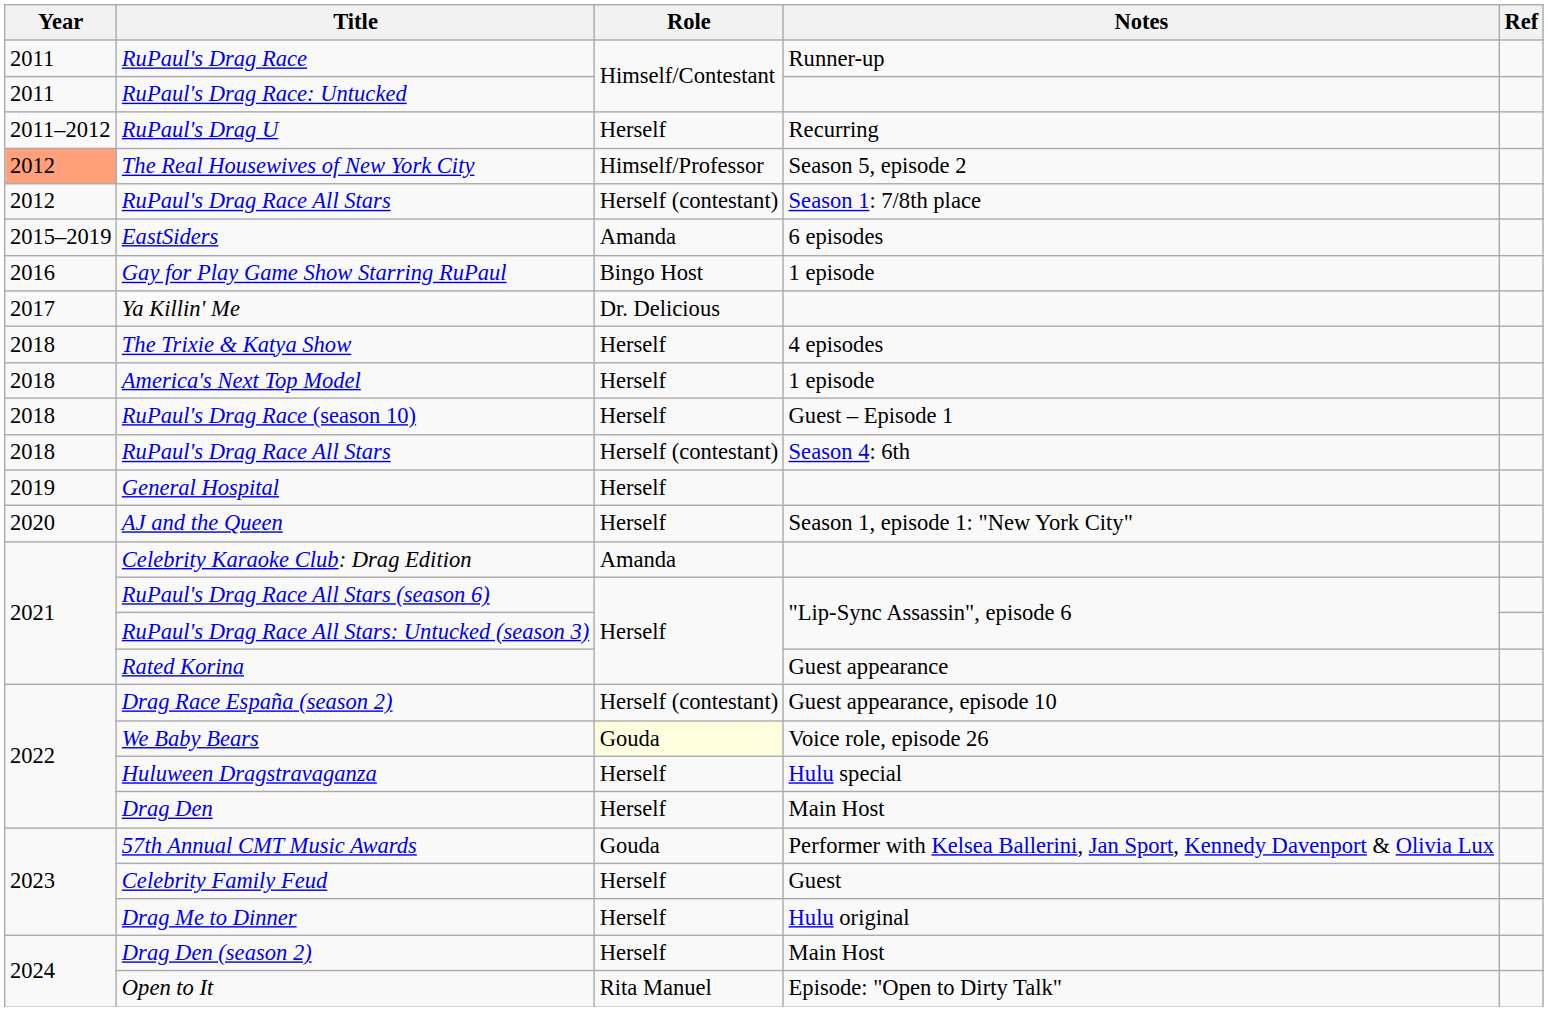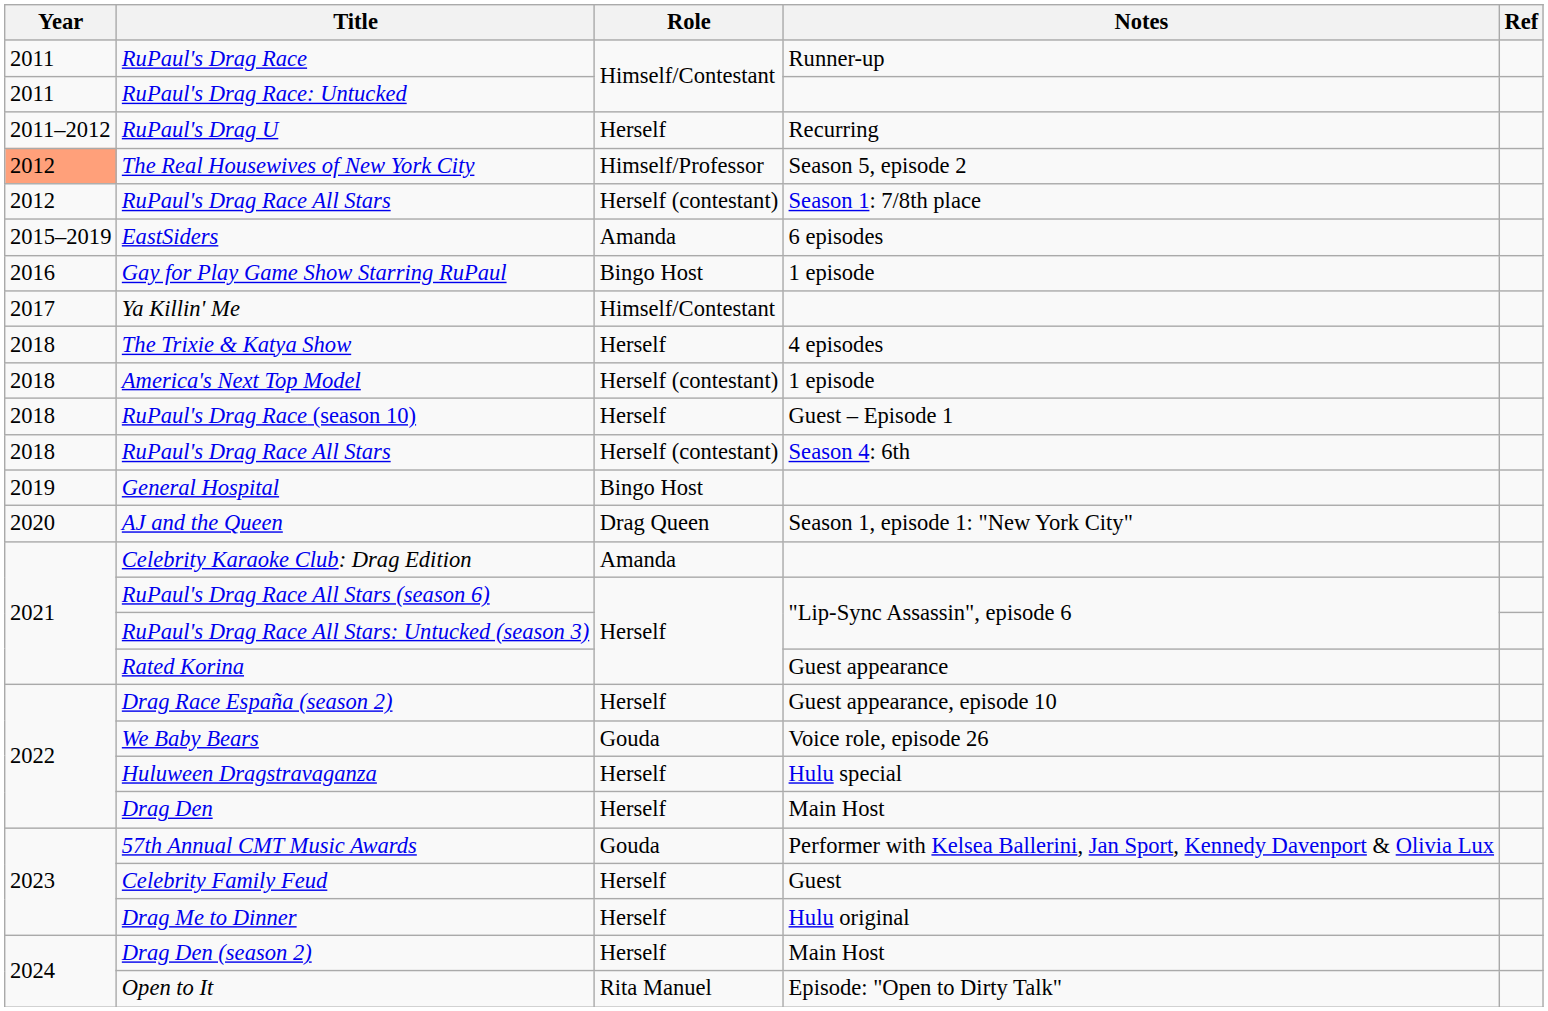(660, 308) Dr. Delicious -> (687, 308) Himself/Contestant
(633, 380) Herself -> (689, 380) Herself (contestant)
(633, 487) Herself -> (651, 487) Bingo Host
(633, 523) Herself -> (654, 523) Drag Queen
(689, 702) Herself (contestant) -> (633, 702) Herself
(630, 737) lightyellow background -> (630, 737) no background
